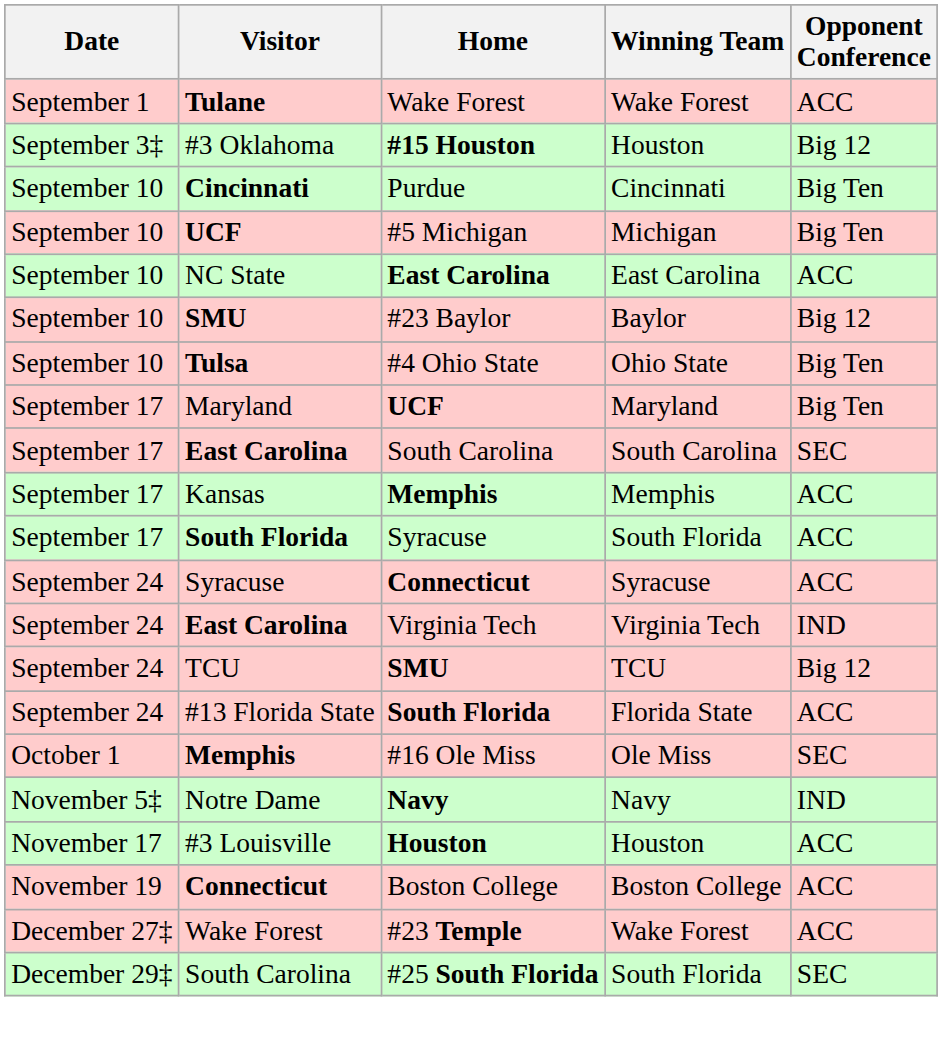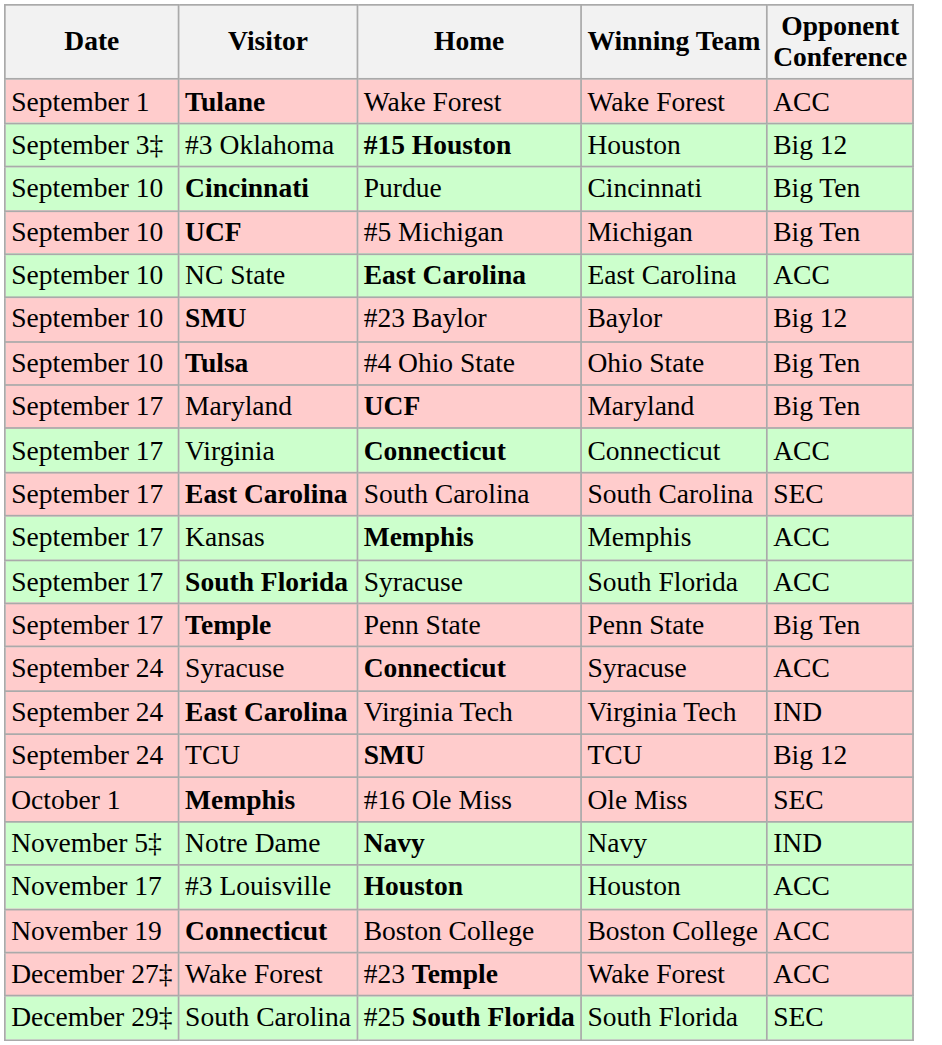+ row: (230, 450)
+ row: (228, 624)
- row: (280, 711)
